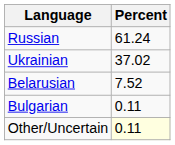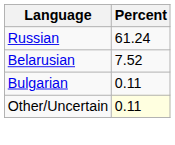- row: (38, 60)
